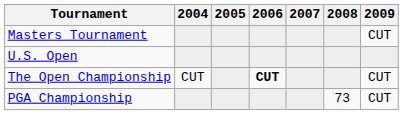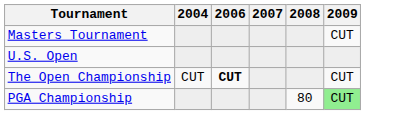- column: (230, 15)
(342, 99) 73 -> (305, 99) 80
(380, 99) no background -> (342, 99) lightgreen background
